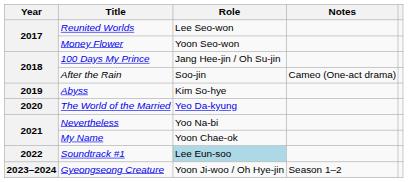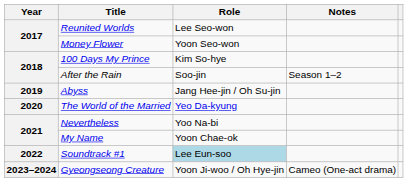(228, 59) Jang Hee-jin / Oh Su-jin -> (201, 59) Kim So-hye
(342, 75) Cameo (One-act drama) -> (315, 75) Season 1–2
(201, 91) Kim So-hye -> (228, 91) Jang Hee-jin / Oh Su-jin
(315, 169) Season 1–2 -> (342, 169) Cameo (One-act drama)
